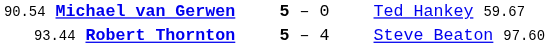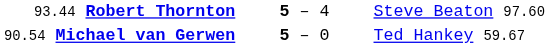rows swapped: (135, 36) <-> (120, 12)
